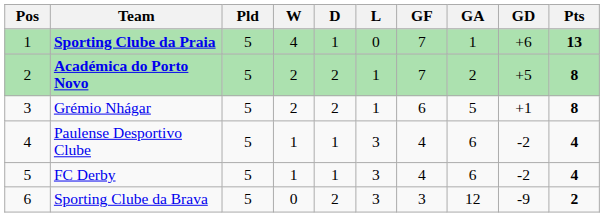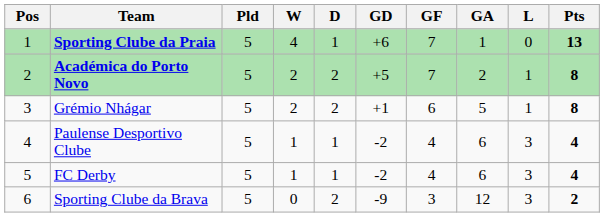columns swapped: (376, 16) <-> (524, 16)
